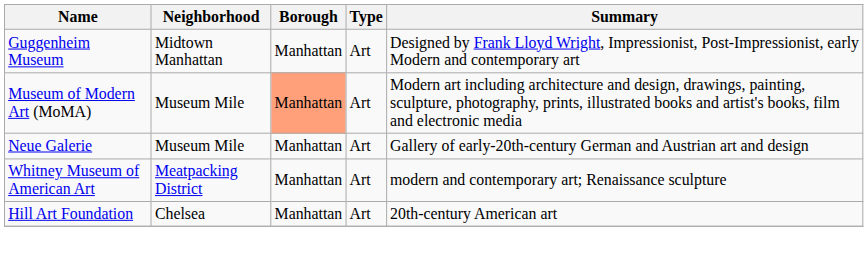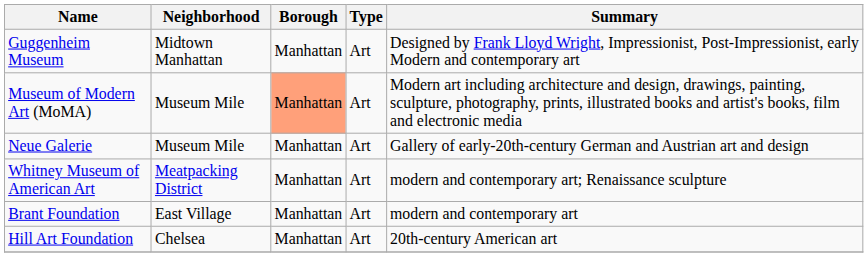+ row: (64, 213)
